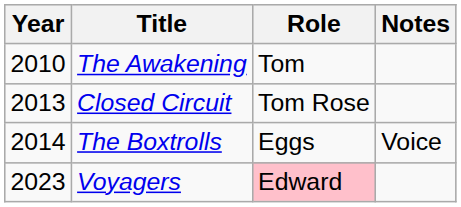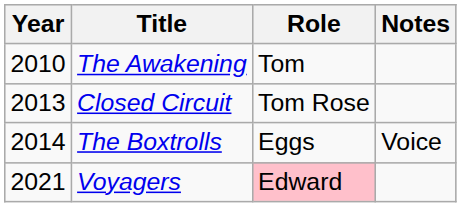(38, 181) 2023 -> (38, 181) 2021
